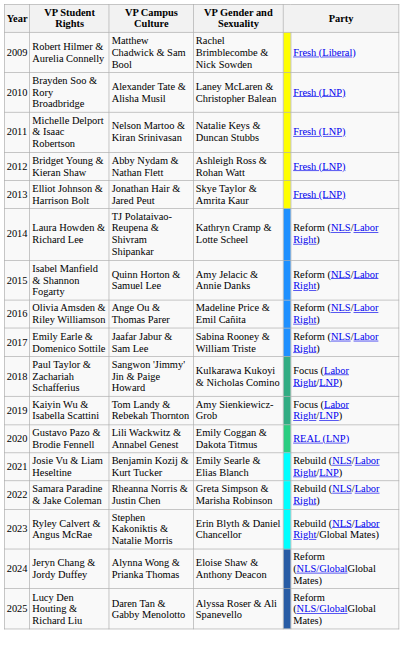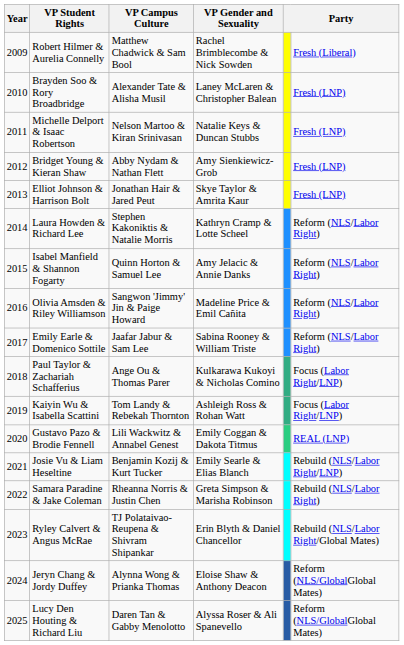(231, 166) Ashleigh Ross & Rohan Watt -> (235, 166) Amy Sienkiewicz-Grob
(142, 234) TJ Polataivao-Reupena & Shivram Shipankar -> (142, 228) Stephen Kakoniktis & Natalie Morris
(141, 314) Ange Ou & Thomas Parer -> (148, 308) Sangwon 'Jimmy' Jin & Paige Howard
(148, 376) Sangwon 'Jimmy' Jin & Paige Howard -> (141, 376) Ange Ou & Thomas Parer
(235, 410) Amy Sienkiewicz-Grob -> (231, 410) Ashleigh Ross & Rohan Watt
(142, 529) Stephen Kakoniktis & Natalie Morris -> (142, 535) TJ Polataivao-Reupena & Shivram Shipankar
